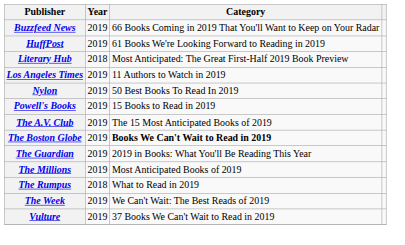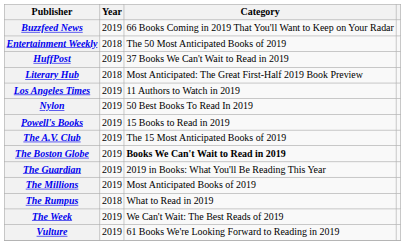+ row: (52, 43)
(218, 43) 61 Books We're Looking Forward to Reading in 2019 -> (208, 59) 37 Books We Can't Wait to Read in 2019
(193, 216) 37 Books We Can't Wait to Read in 2019 -> (233, 232) 61 Books We're Looking Forward to Reading in 2019
